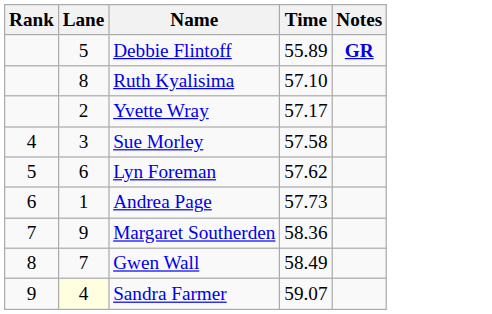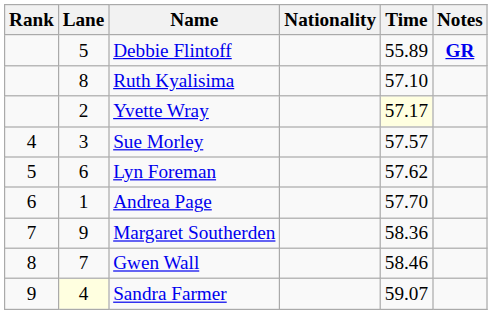+ column: (330, 19)
(306, 111) no background -> (406, 111) lightyellow background
(306, 141) 57.58 -> (406, 141) 57.57
(306, 202) 57.73 -> (406, 202) 57.70
(306, 263) 58.49 -> (406, 263) 58.46
